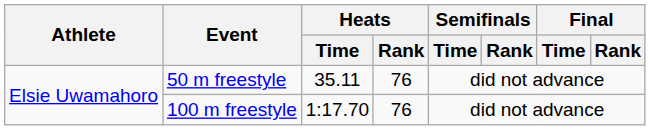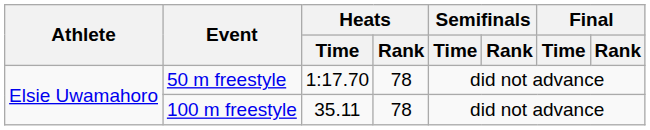(337, 80) 35.11 -> (337, 80) 1:17.70
(401, 80) 76 -> (401, 80) 78
(337, 110) 1:17.70 -> (337, 110) 35.11
(401, 110) 76 -> (401, 110) 78
